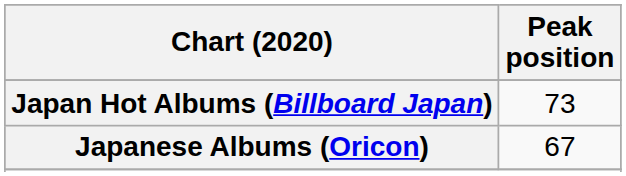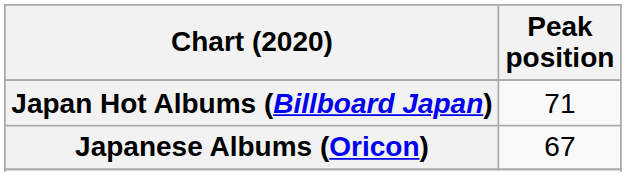(560, 102) 73 -> (560, 102) 71
